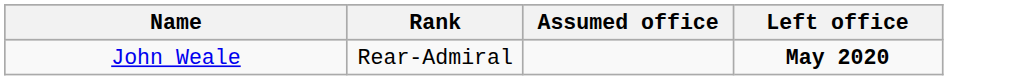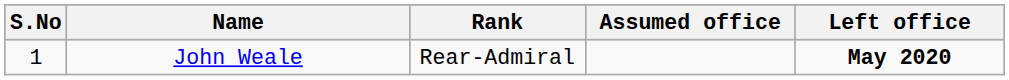+ column: (36, 22)
